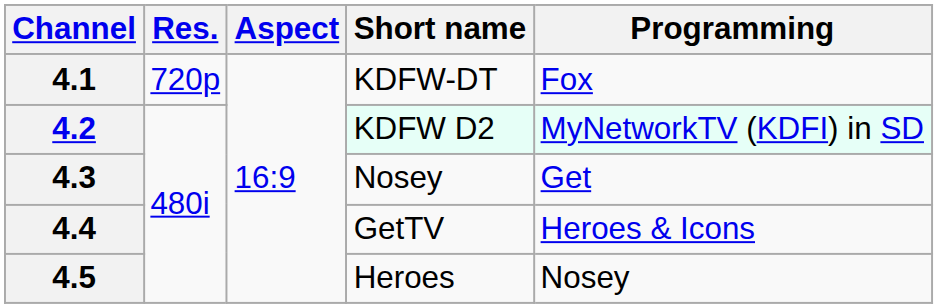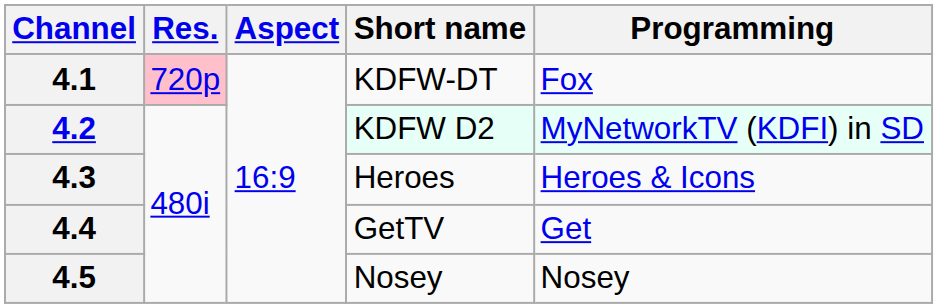(185, 79) no background -> (185, 79) pink background
(398, 178) Nosey -> (404, 178) Heroes
(566, 178) Get -> (648, 178) Heroes & Icons
(648, 228) Heroes & Icons -> (566, 228) Get
(404, 278) Heroes -> (398, 278) Nosey
